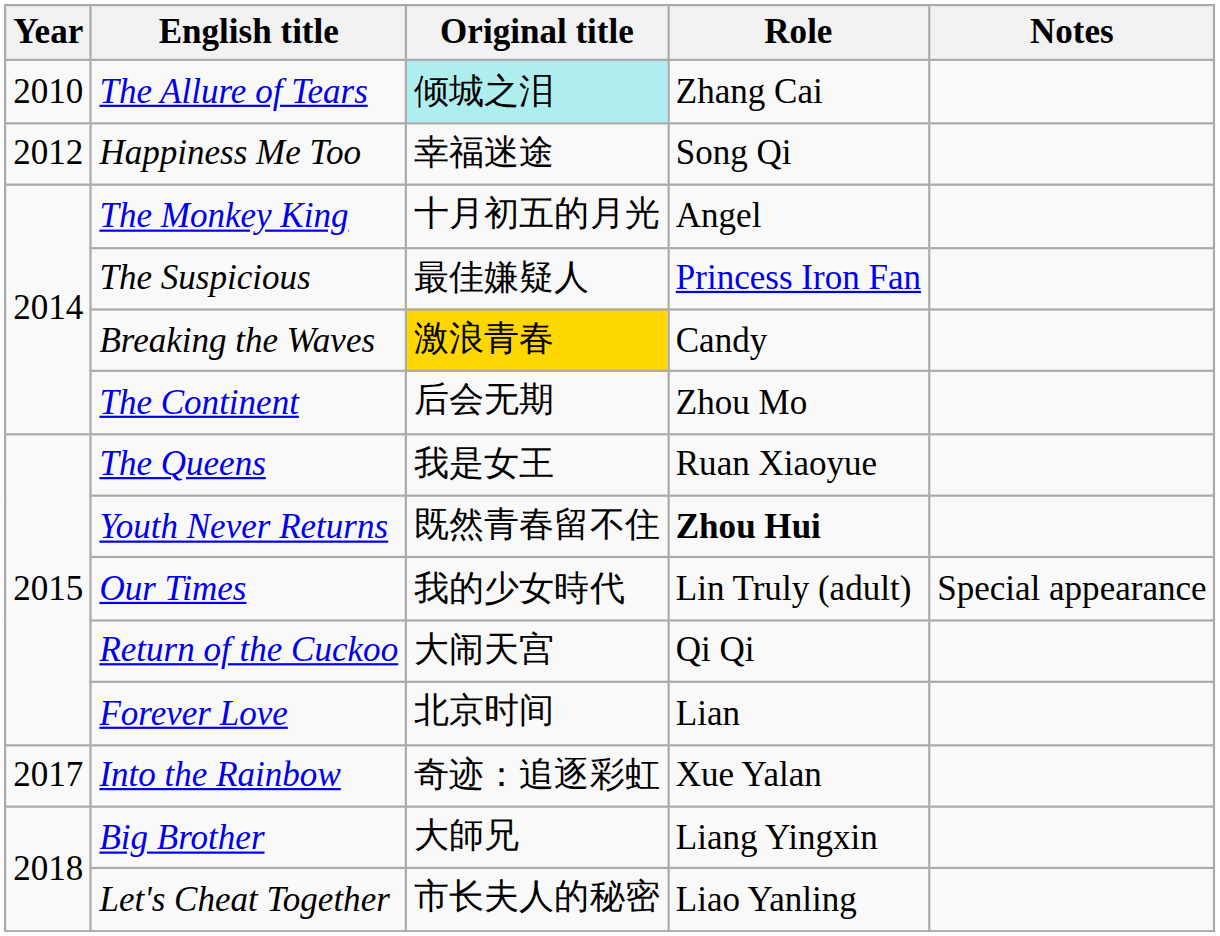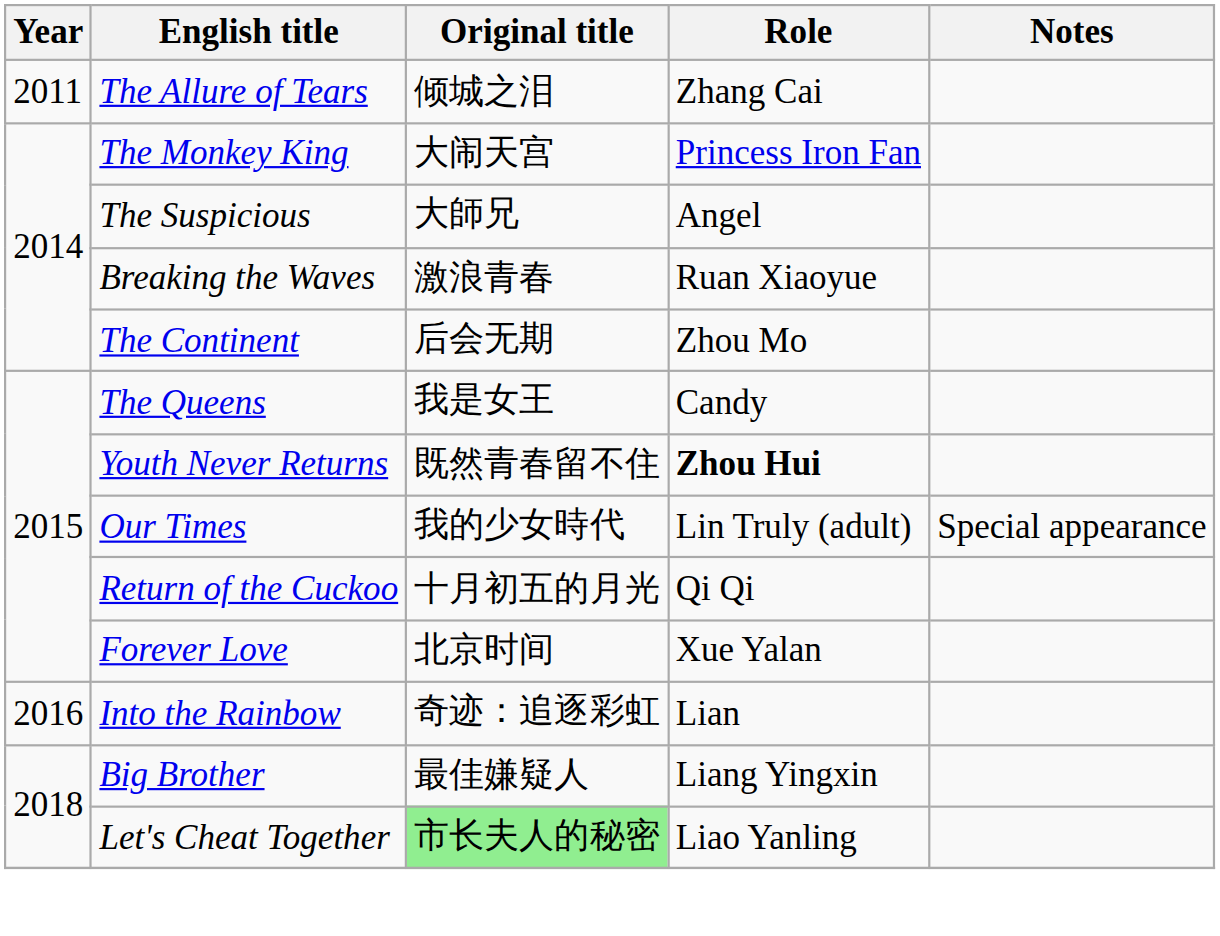(48, 91) 2010 -> (48, 91) 2011
(484, 90) paleturquoise background -> (484, 90) no background
- row: (230, 153)
(537, 214) 十月初五的月光 -> (484, 152) 大闹天宫
(719, 215) Angel -> (798, 153) Princess Iron Fan
(502, 276) 最佳嫌疑人 -> (467, 214) 大師兄
(798, 277) Princess Iron Fan -> (719, 215) Angel
(484, 338) gold background -> (484, 276) no background
(721, 339) Candy -> (776, 277) Ruan Xiaoyue
(776, 463) Ruan Xiaoyue -> (721, 401) Candy
(484, 649) 大闹天宫 -> (537, 587) 十月初五的月光
(708, 712) Lian -> (749, 650) Xue Yalan
(48, 774) 2017 -> (48, 712) 2016
(749, 774) Xue Yalan -> (708, 712) Lian
(467, 835) 大師兄 -> (502, 773) 最佳嫌疑人
(537, 897) no background -> (537, 835) lightgreen background
